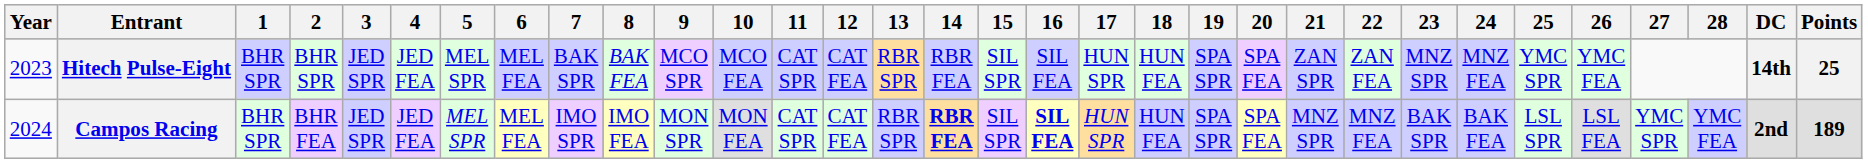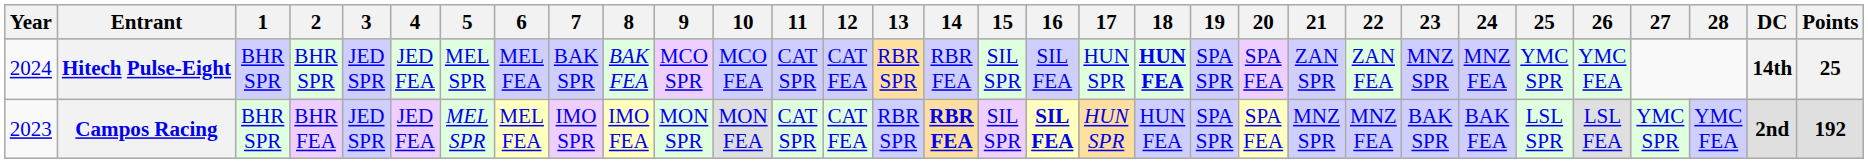(31, 68) 2023 -> (31, 68) 2024
(1162, 68) normal -> (1162, 68) bold
(31, 128) 2024 -> (31, 128) 2023
(1829, 128) 189 -> (1830, 128) 192
